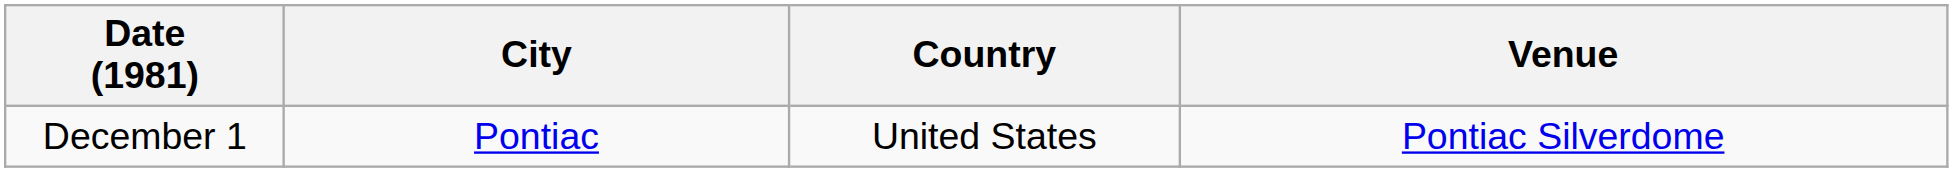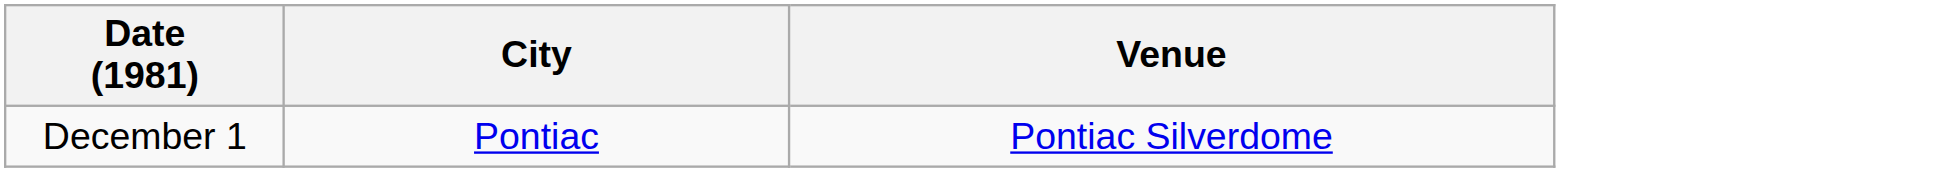- column: (984, 55)
